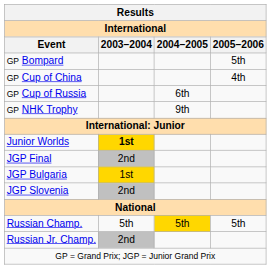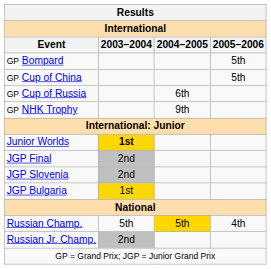(238, 77) 4th -> (238, 77) 5th
rows swapped: (37, 175) <-> (38, 191)
(238, 223) 5th -> (238, 223) 4th
